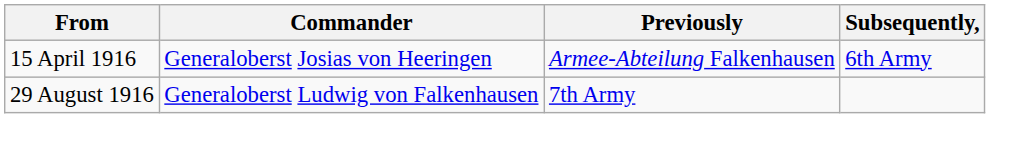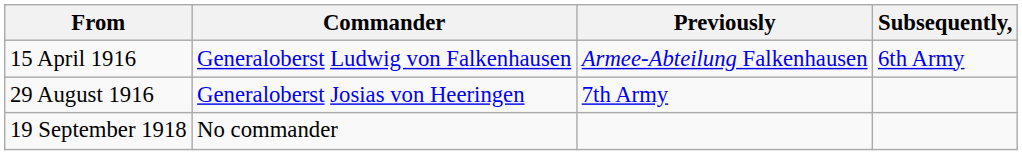(328, 58) Generaloberst Josias von Heeringen -> (384, 58) Generaloberst Ludwig von Falkenhausen
(351, 94) Generaloberst Ludwig von Falkenhausen -> (361, 94) Generaloberst Josias von Heeringen
+ row: (98, 130)
